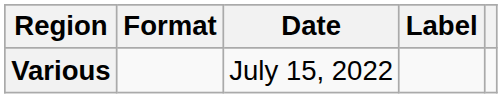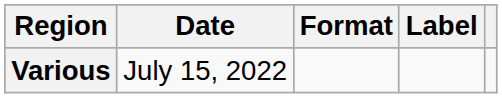columns swapped: (311, 26) <-> (170, 26)
